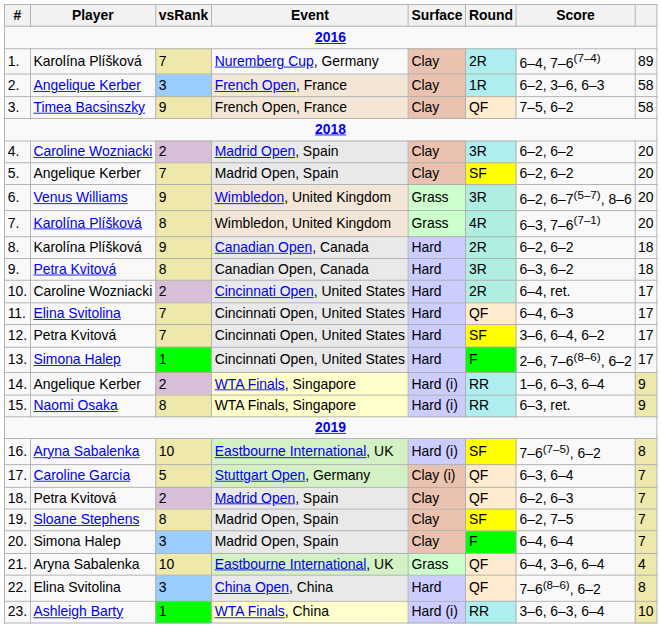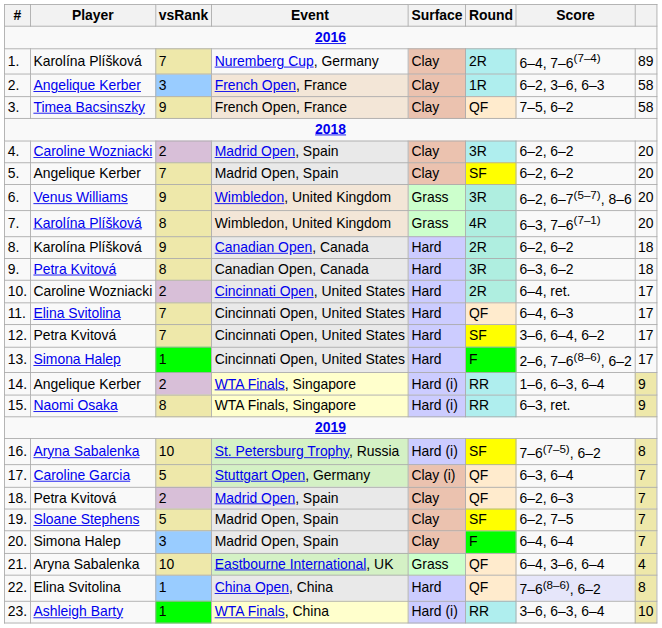(304, 451) Eastbourne International, UK -> (307, 451) St. Petersburg Trophy, Russia
(163, 520) 8 -> (163, 520) 5
(163, 588) 3 -> (163, 588) 1
(560, 588) no background -> (560, 588) lavender background
